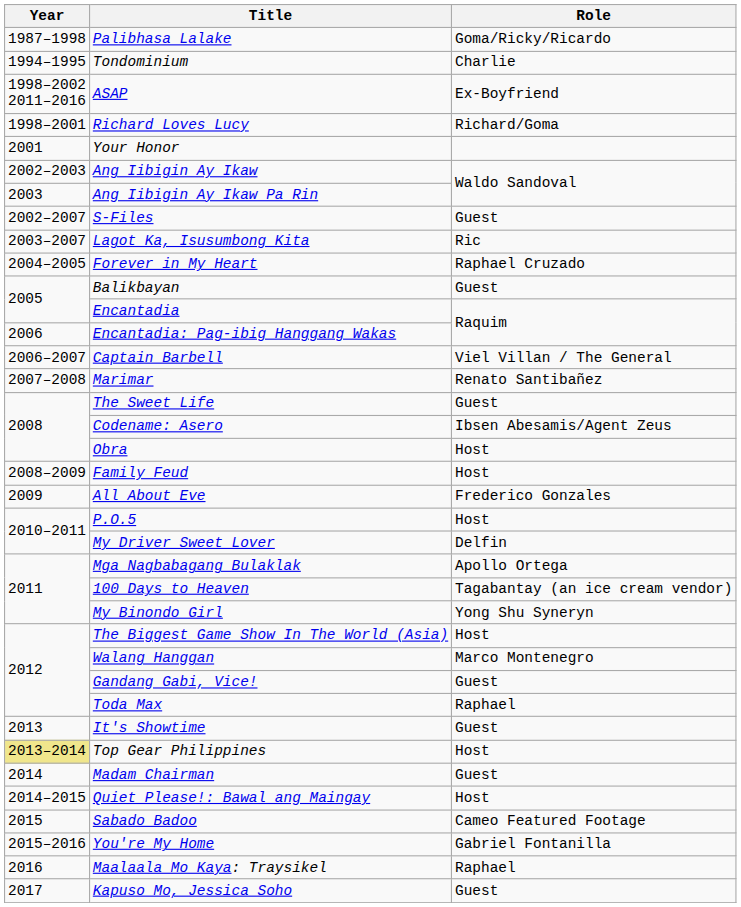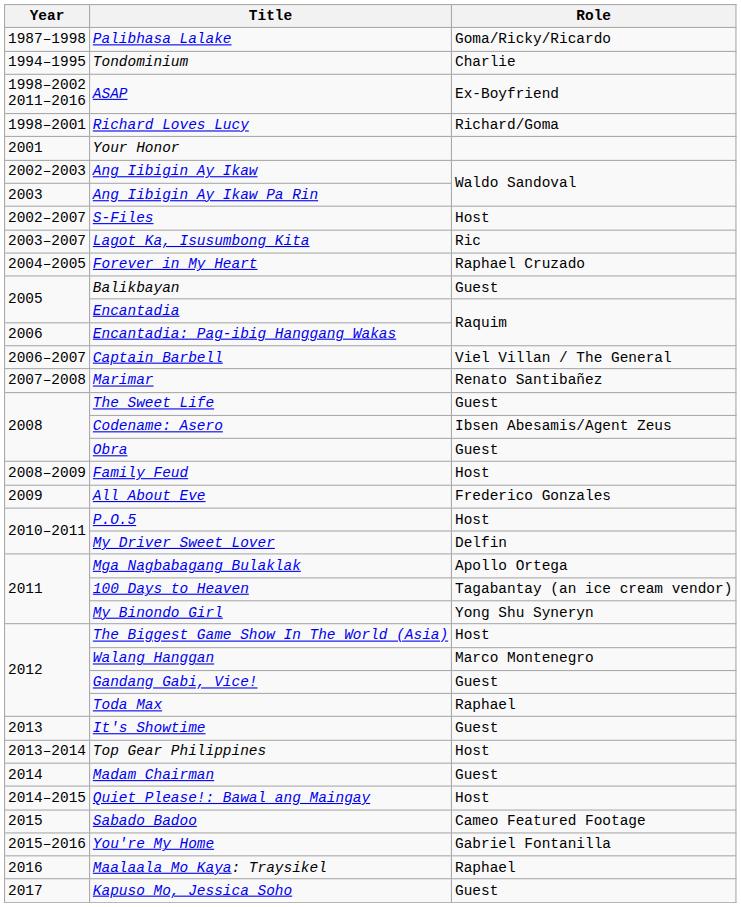(477, 218) Guest -> (472, 218) Host
(472, 450) Host -> (477, 450) Guest
(47, 752) khaki background -> (47, 752) no background
